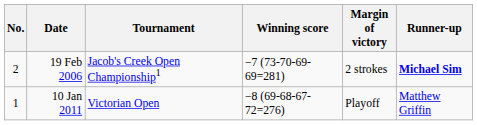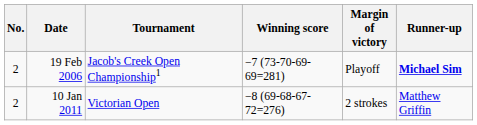(366, 69) 2 strokes -> (362, 69) Playoff
(16, 103) 1 -> (16, 103) 2
(362, 103) Playoff -> (366, 103) 2 strokes
